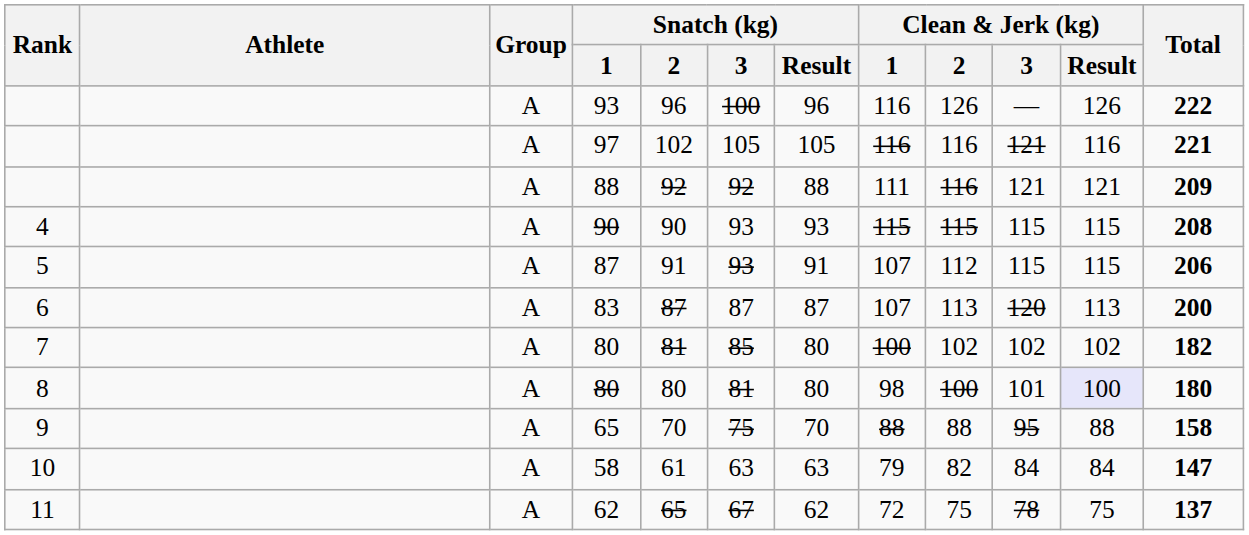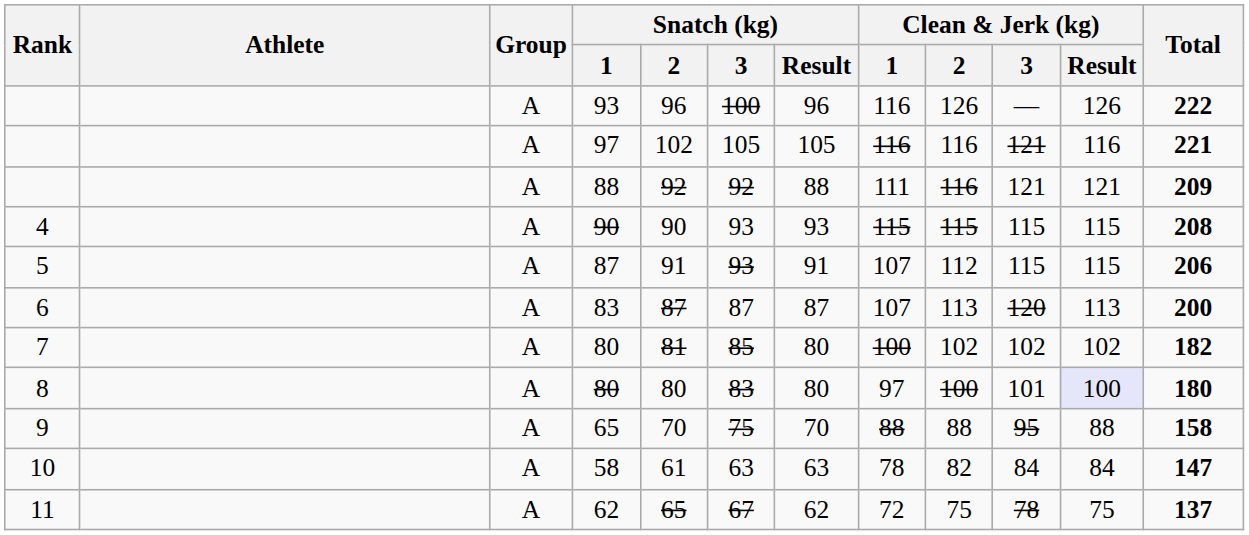(741, 387) 81 -> (741, 387) 83
(892, 387) 98 -> (892, 387) 97
(892, 468) 79 -> (892, 468) 78
